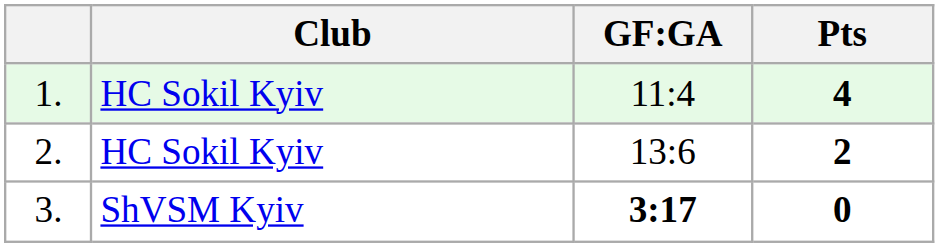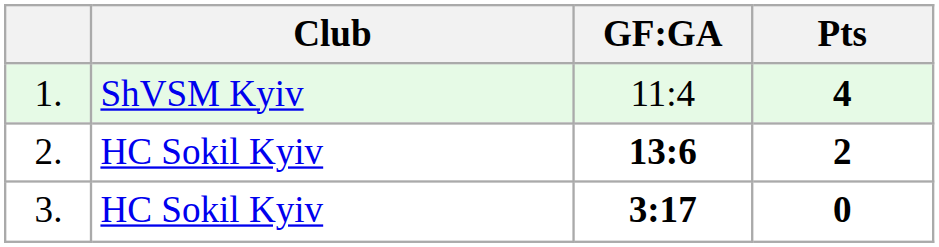(212, 92) HC Sokil Kyiv -> (202, 92) ShVSM Kyiv
(663, 151) normal -> (663, 151) bold
(202, 210) ShVSM Kyiv -> (212, 210) HC Sokil Kyiv
